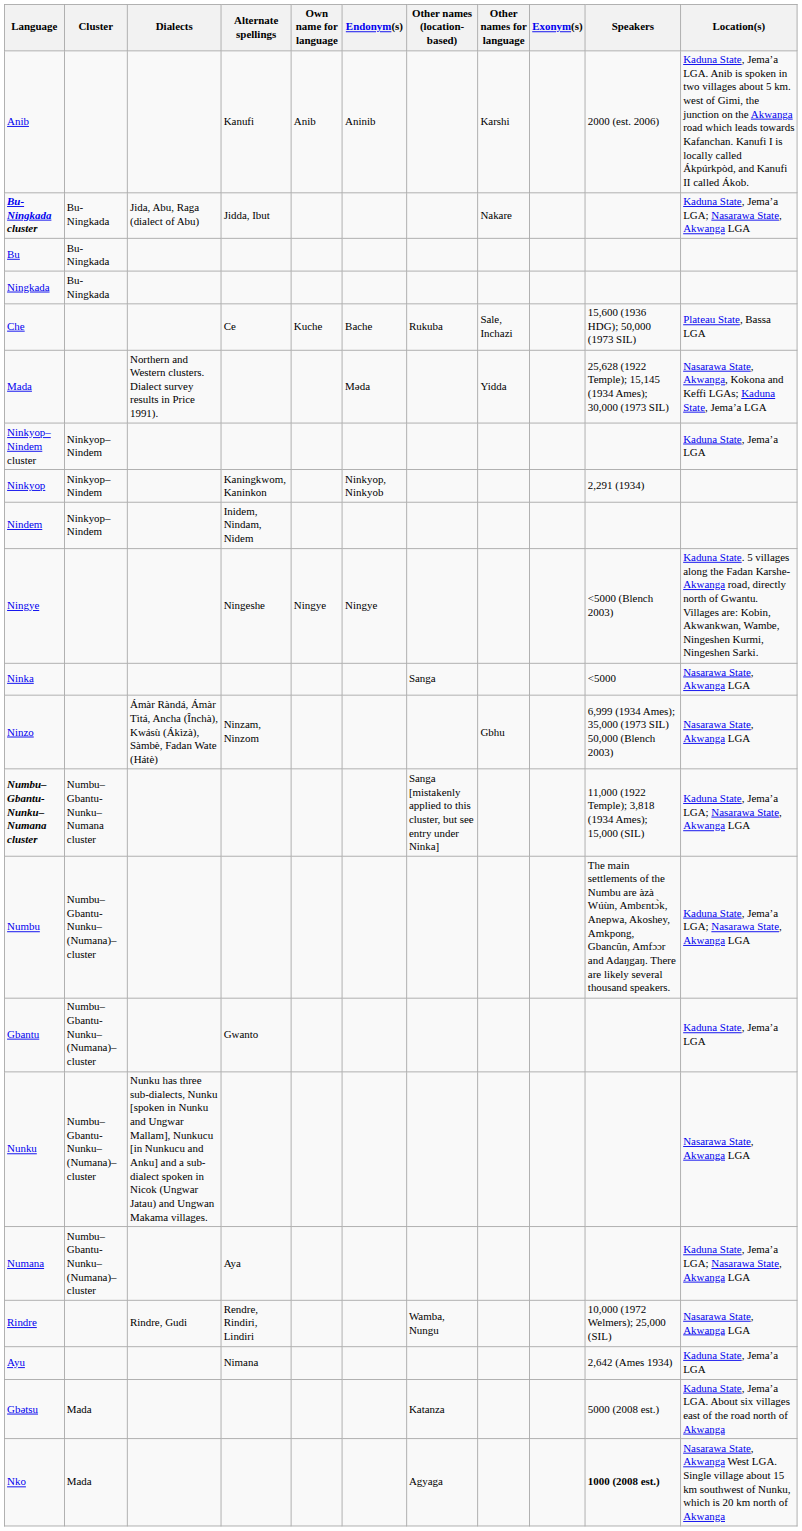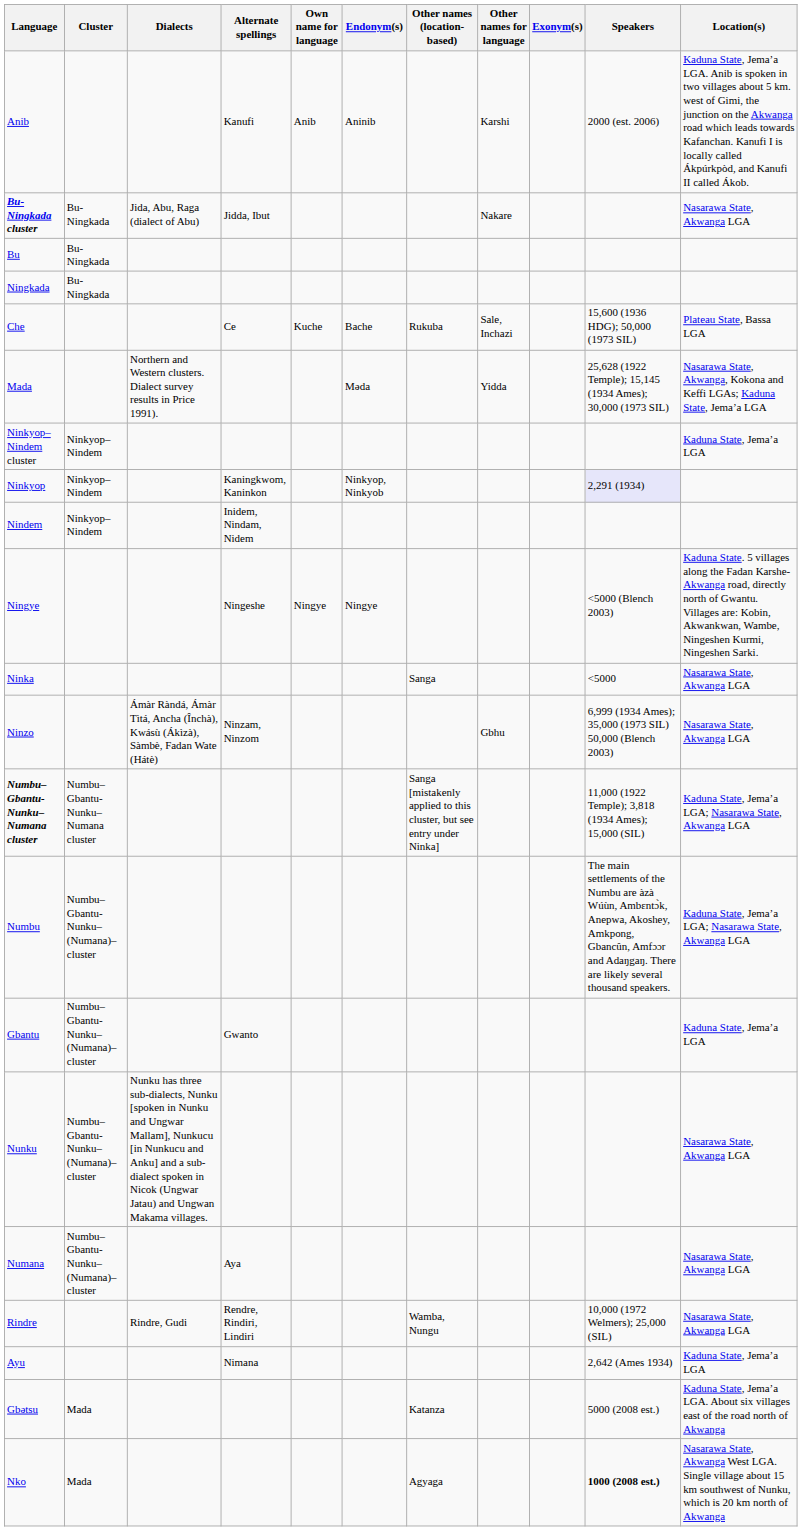(732, 215) Kaduna State, Jema’a LGA; Nasarawa State, Akwanga LGA -> (718, 215) Nasarawa State, Akwanga LGA
(616, 486) no background -> (616, 486) lavender background
(732, 1263) Kaduna State, Jema’a LGA; Nasarawa State, Akwanga LGA -> (718, 1263) Nasarawa State, Akwanga LGA
